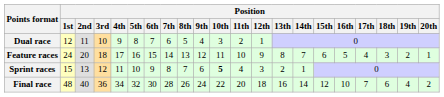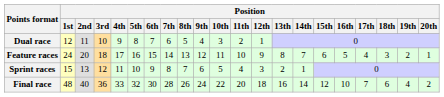(220, 69) bold -> (220, 69) normal
(119, 84) 34 -> (119, 84) 33
